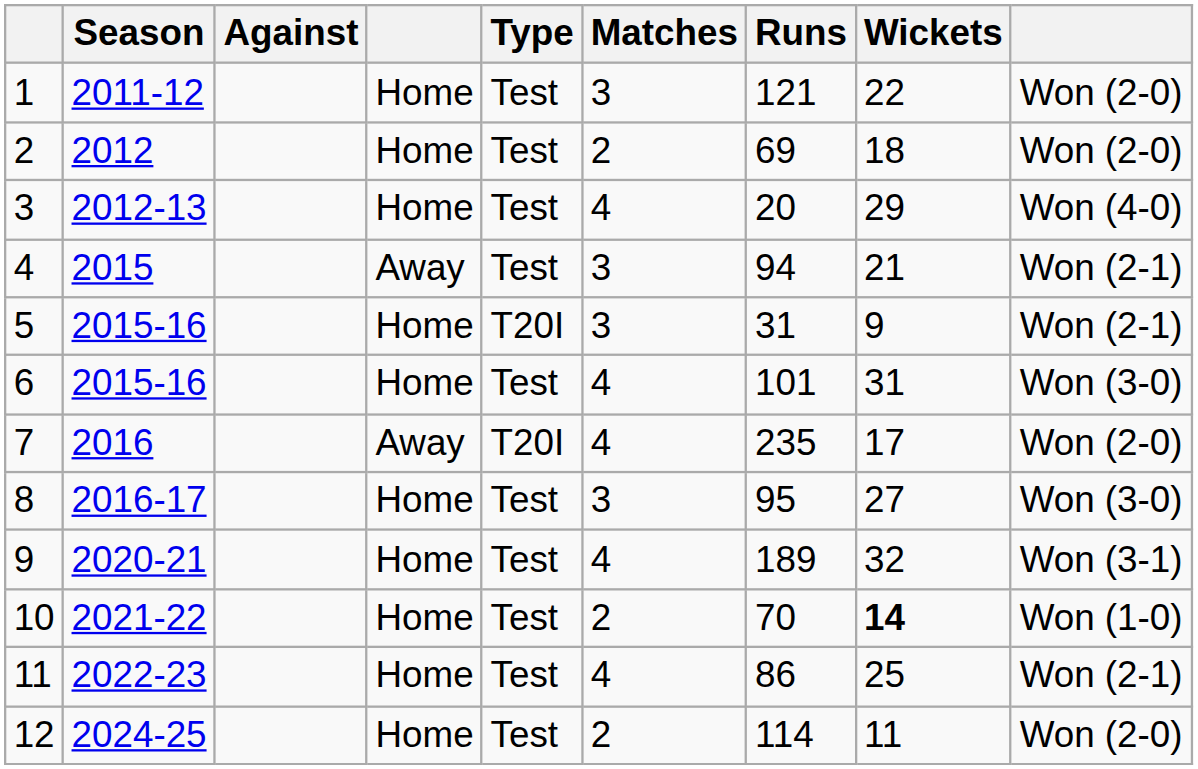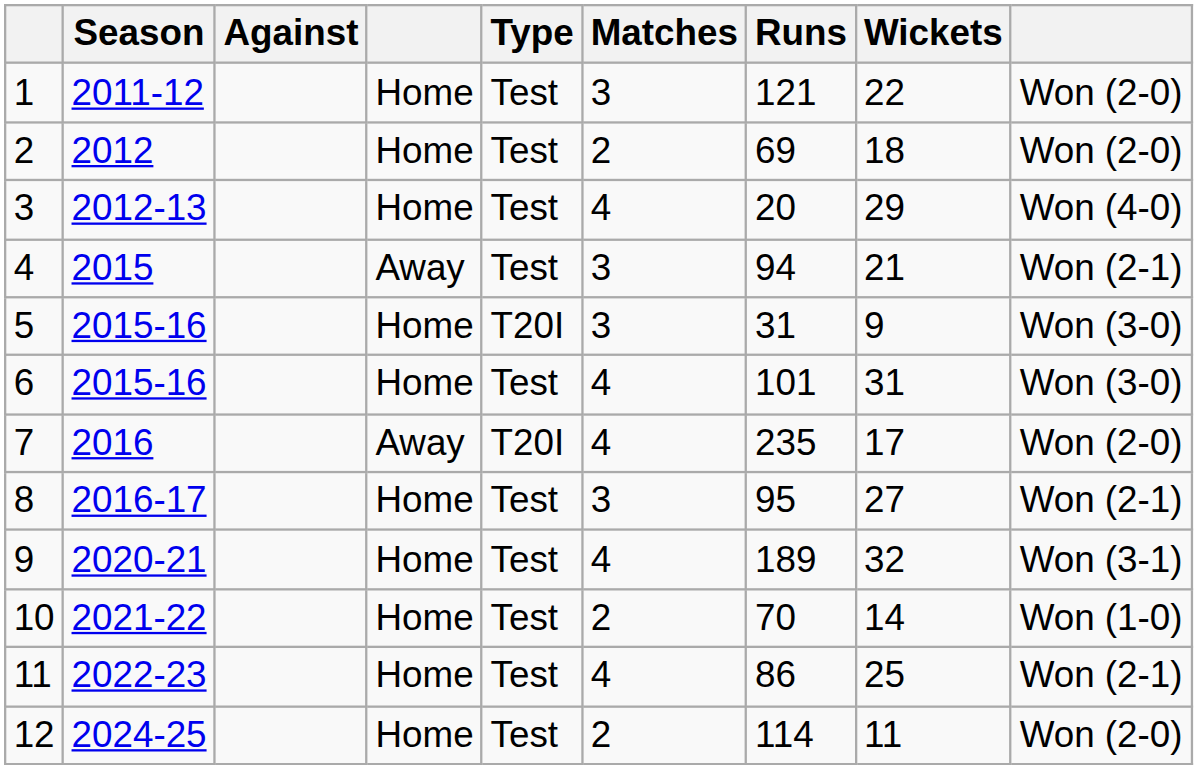(1101, 325) Won (2-1) -> (1101, 325) Won (3-0)
(1101, 500) Won (3-0) -> (1101, 500) Won (2-1)
(884, 617) bold -> (884, 617) normal
